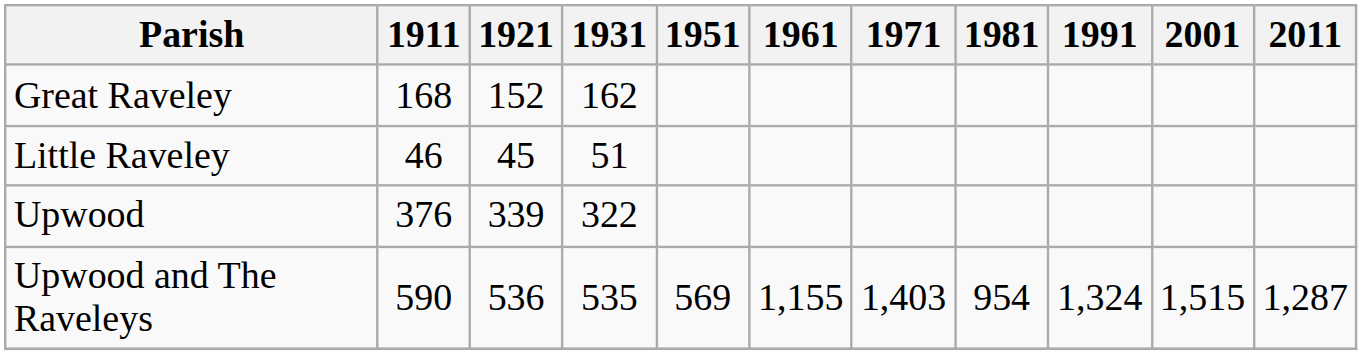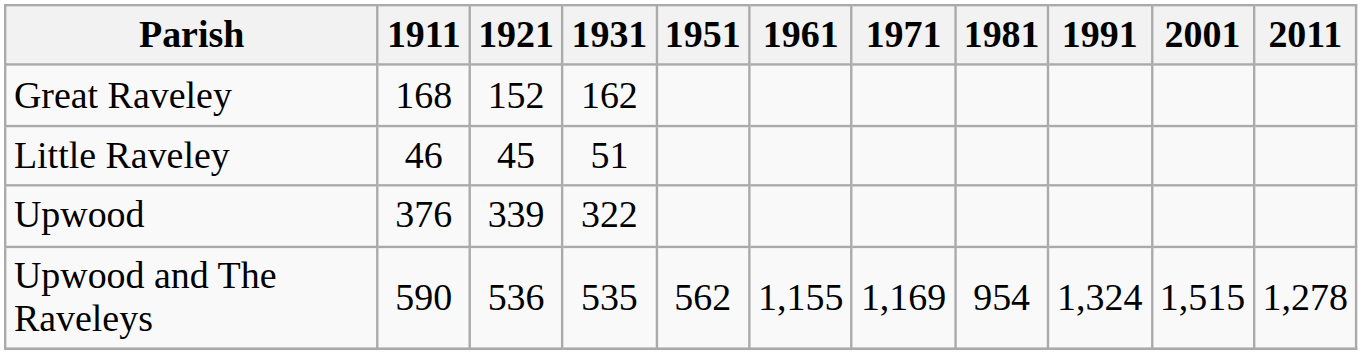(703, 296) 569 -> (703, 296) 562
(904, 296) 1,403 -> (904, 296) 1,169
(1305, 296) 1,287 -> (1305, 296) 1,278
